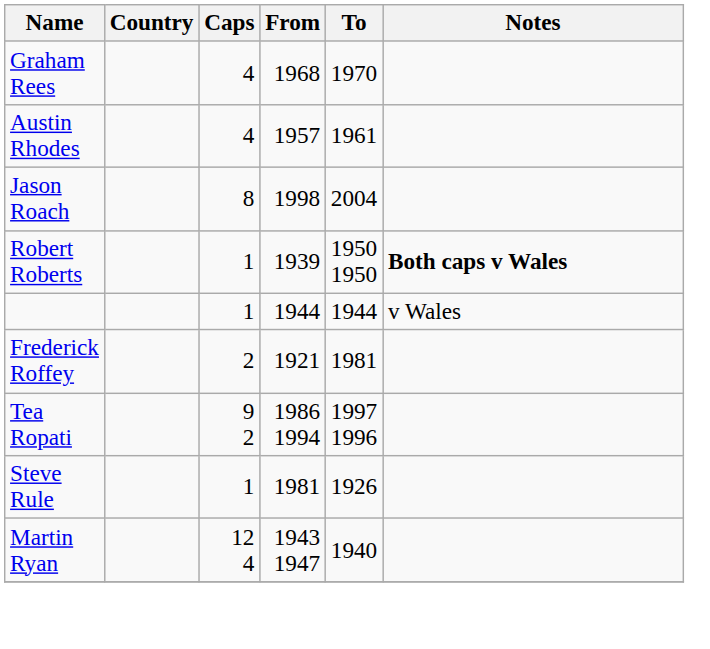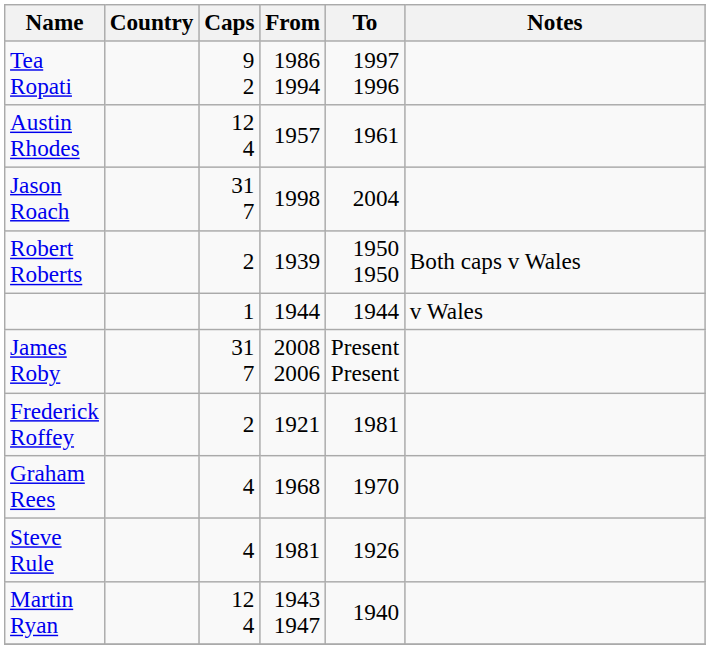rows swapped: (47, 72) <-> (41, 424)
(249, 135) 4 -> (243, 135) 12 4
(249, 198) 8 -> (243, 198) 31 7
(249, 261) 1 -> (249, 261) 2
(478, 261) bold -> (495, 261) normal
+ row: (38, 361)
(249, 486) 1 -> (249, 549) 4
